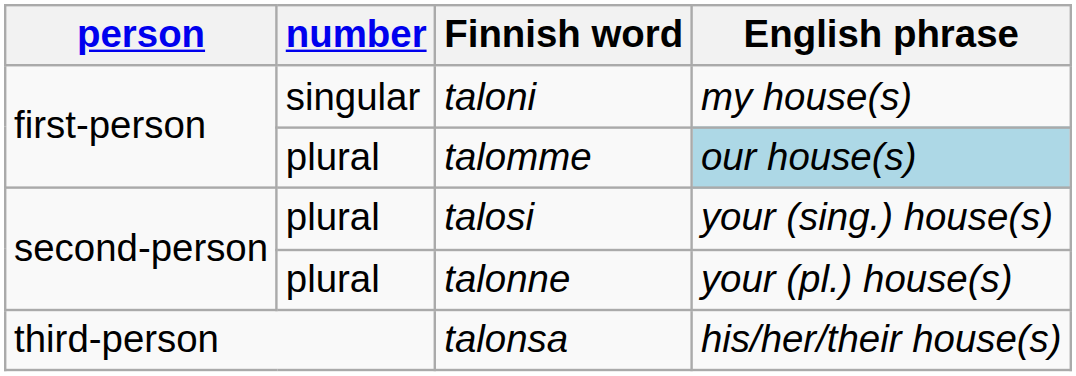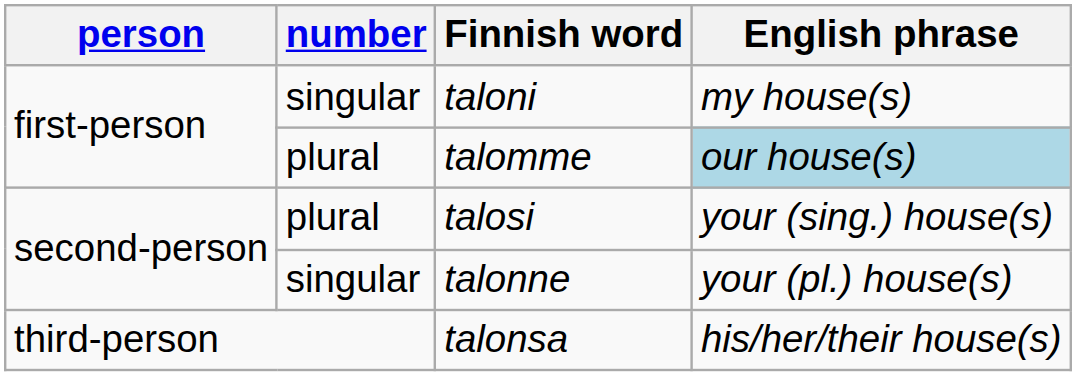(333, 278) plural -> (353, 278) singular
